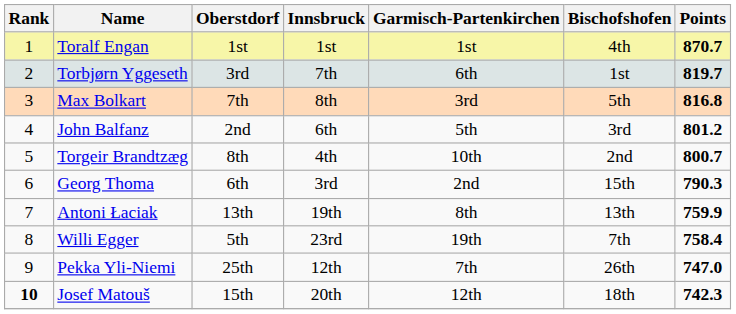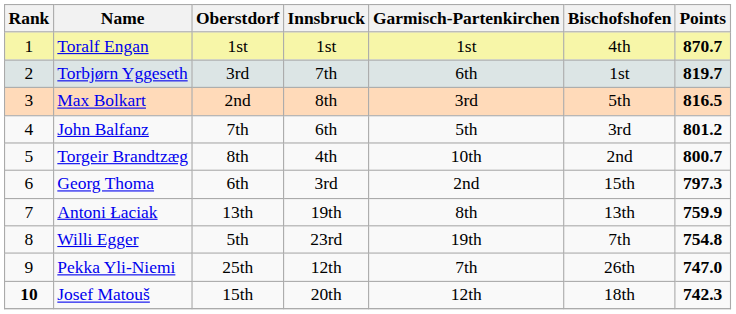(238, 101) 7th -> (238, 101) 2nd
(703, 101) 816.8 -> (703, 101) 816.5
(238, 128) 2nd -> (238, 128) 7th
(703, 184) 790.3 -> (703, 184) 797.3
(703, 239) 758.4 -> (703, 239) 754.8
